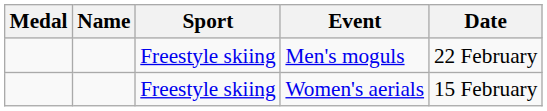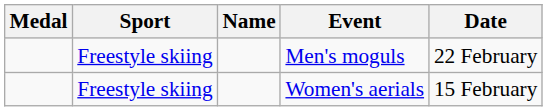columns swapped: (104, 21) <-> (208, 21)
